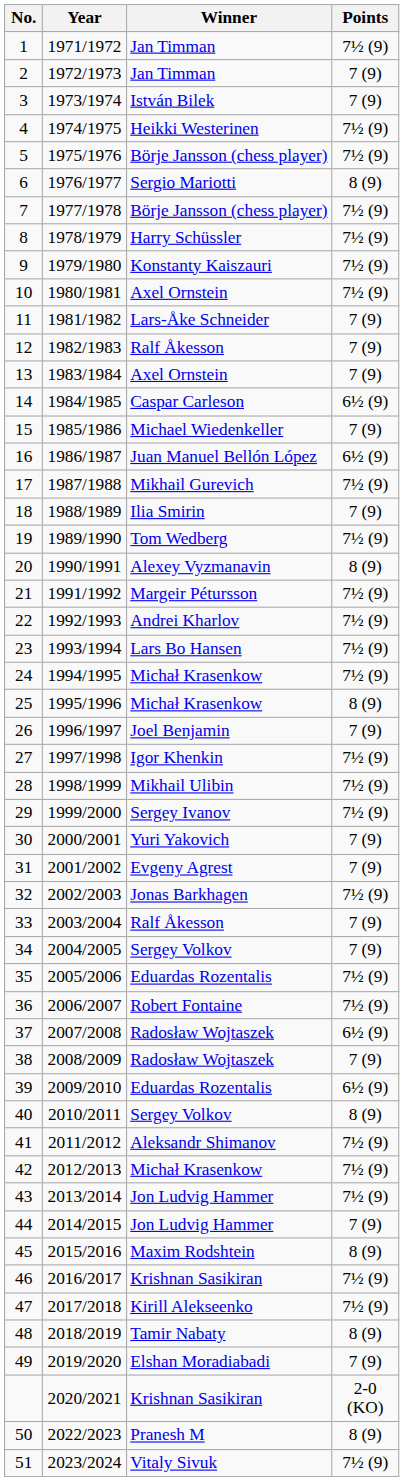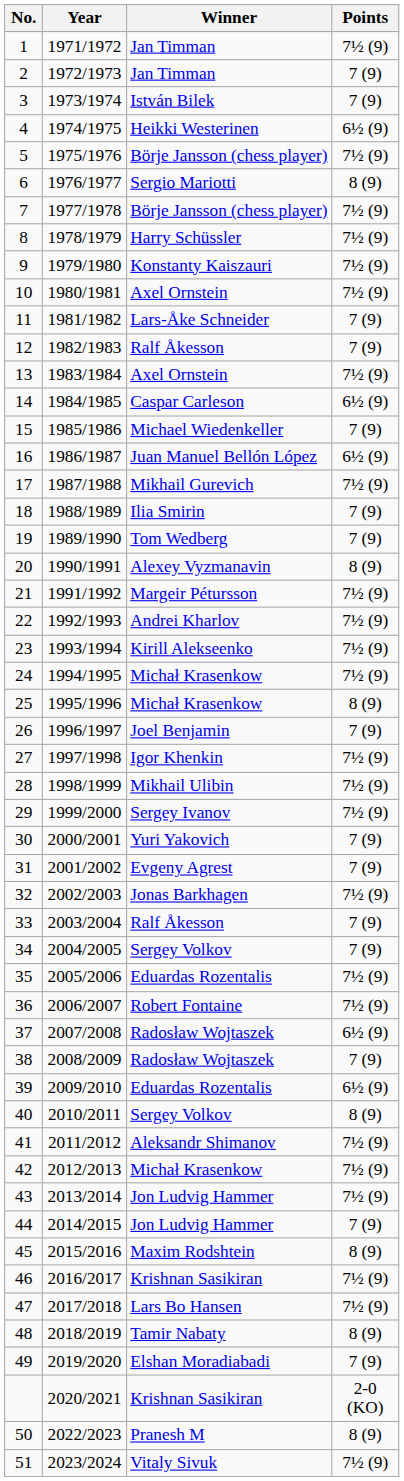(365, 127) 7½ (9) -> (365, 127) 6½ (9)
(365, 374) 7 (9) -> (365, 374) 7½ (9)
(365, 538) 7½ (9) -> (365, 538) 7 (9)
(186, 648) Lars Bo Hansen -> (191, 648) Kirill Alekseenko
(191, 1306) Kirill Alekseenko -> (186, 1306) Lars Bo Hansen
